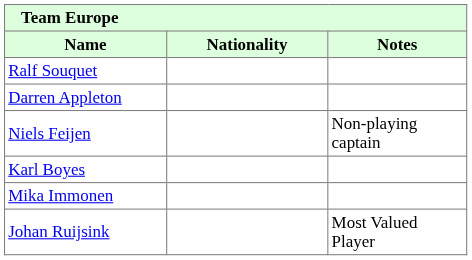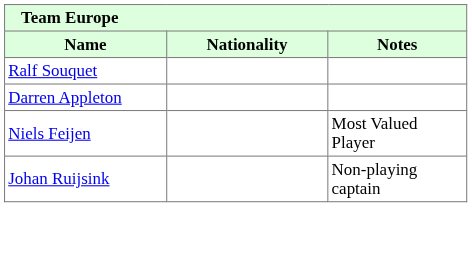(374, 133) Non-playing captain -> (375, 133) Most Valued Player
- row: (47, 169)
- row: (61, 195)
(375, 231) Most Valued Player -> (374, 178) Non-playing captain
